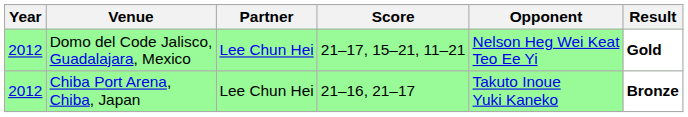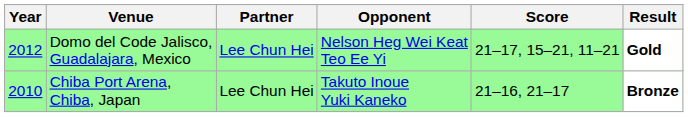columns swapped: (546, 17) <-> (393, 17)
(25, 91) 2012 -> (25, 91) 2010
